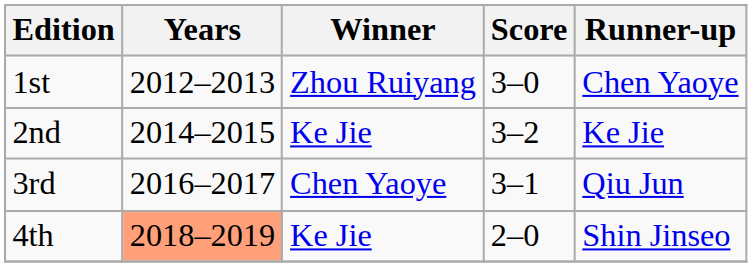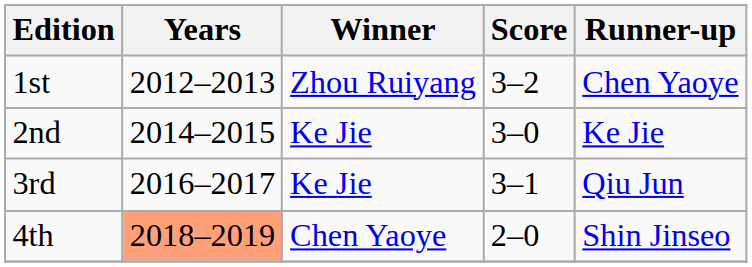(515, 81) 3–0 -> (515, 81) 3–2
(515, 132) 3–2 -> (515, 132) 3–0
(368, 183) Chen Yaoye -> (331, 183) Ke Jie
(331, 235) Ke Jie -> (368, 235) Chen Yaoye
